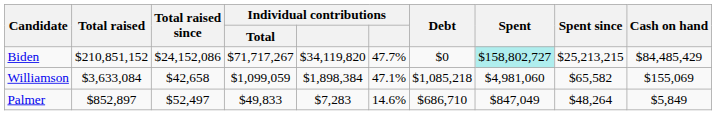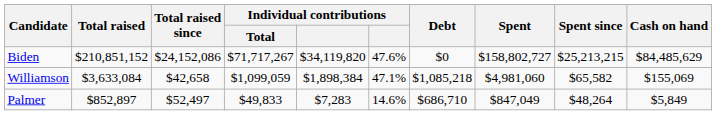(389, 57) 47.7% -> (389, 57) 47.6%
(515, 57) paleturquoise background -> (515, 57) no background
(669, 57) $84,485,429 -> (669, 57) $84,485,629
